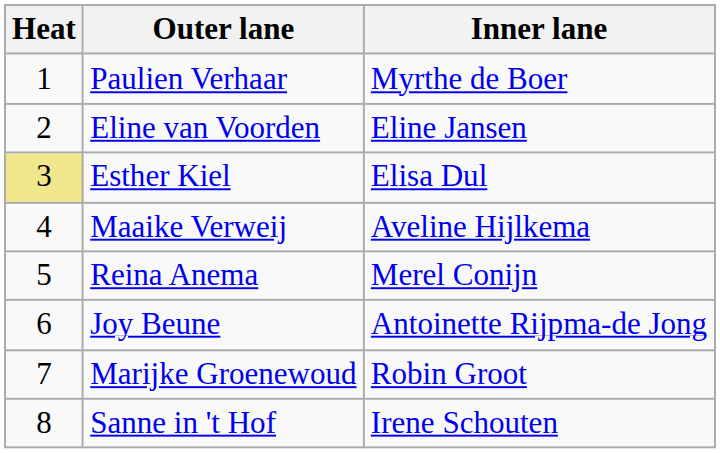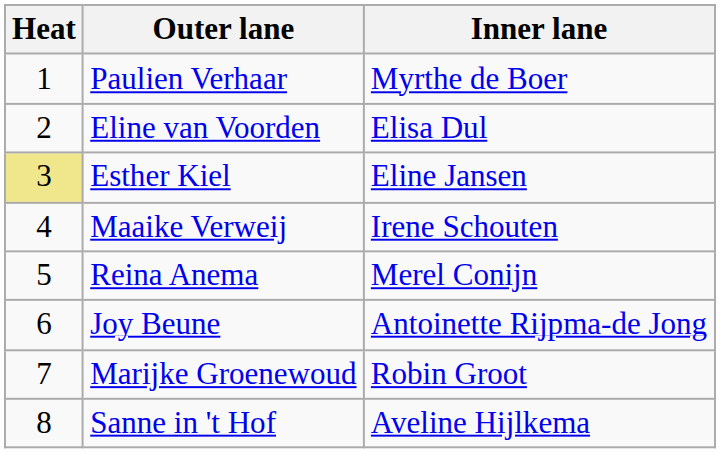(449, 127) Eline Jansen -> (429, 127) Elisa Dul
(429, 176) Elisa Dul -> (449, 176) Eline Jansen
(480, 226) Aveline Hijlkema -> (464, 226) Irene Schouten
(464, 422) Irene Schouten -> (480, 422) Aveline Hijlkema
